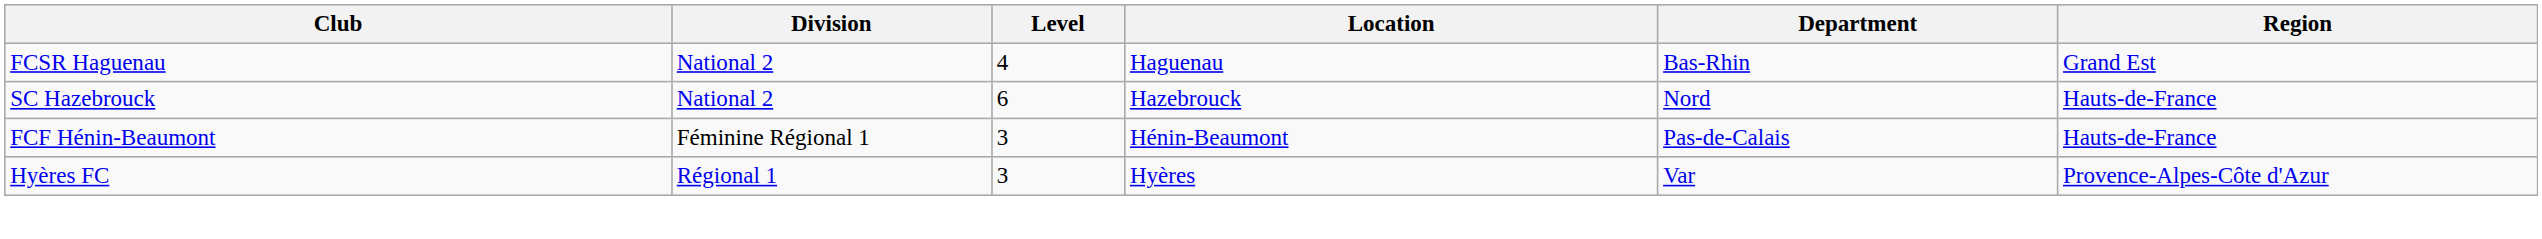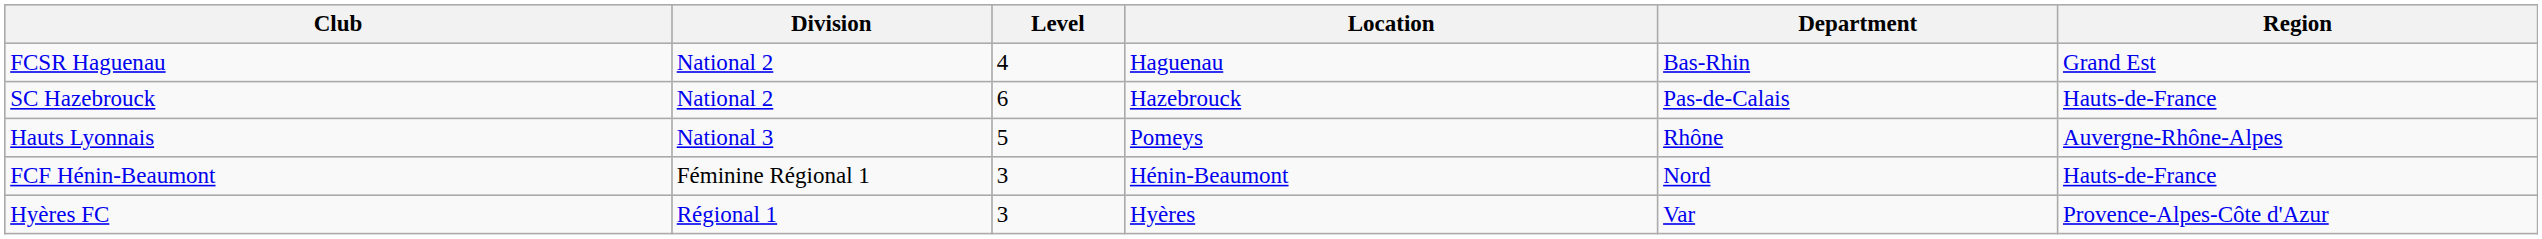(1687, 99) Nord -> (1726, 99) Pas-de-Calais
+ row: (82, 137)
(1726, 137) Pas-de-Calais -> (1687, 175) Nord
